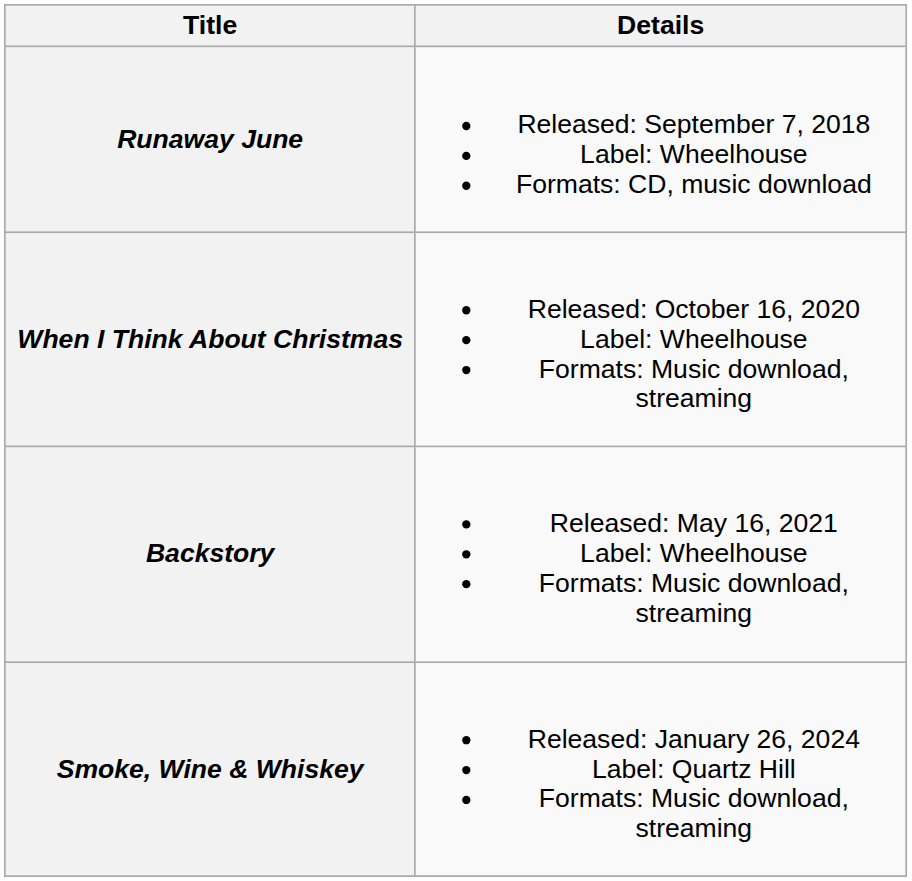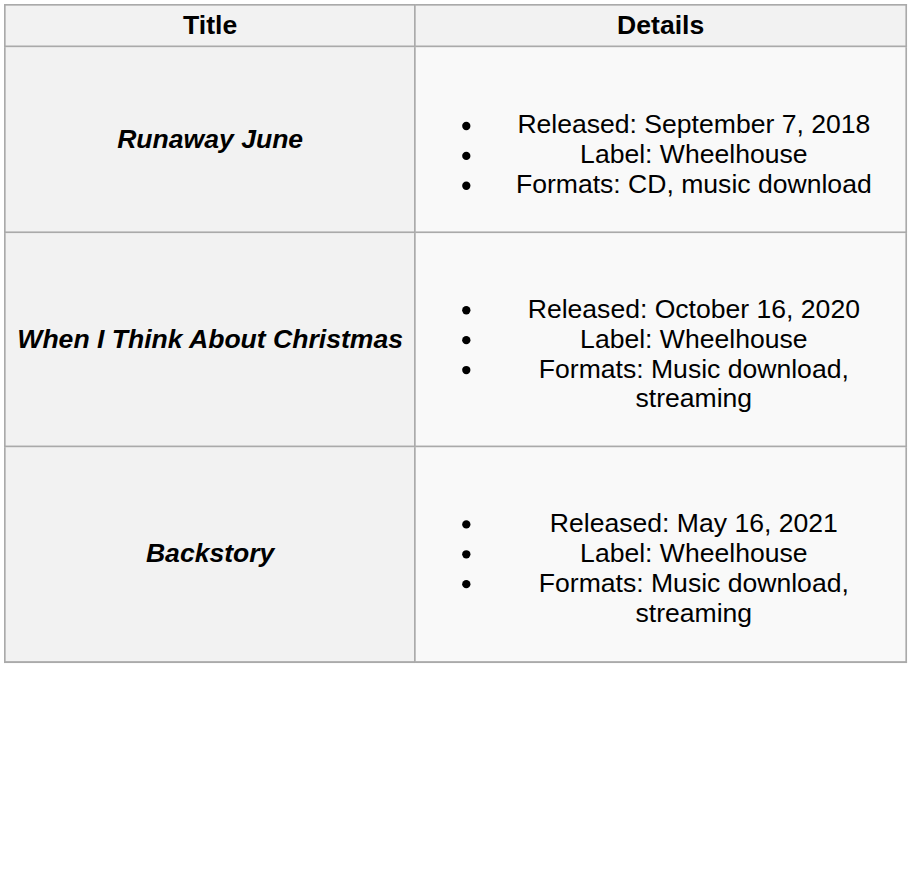- row: (210, 768)
